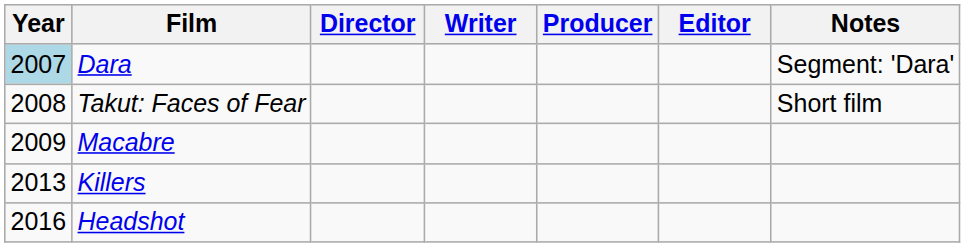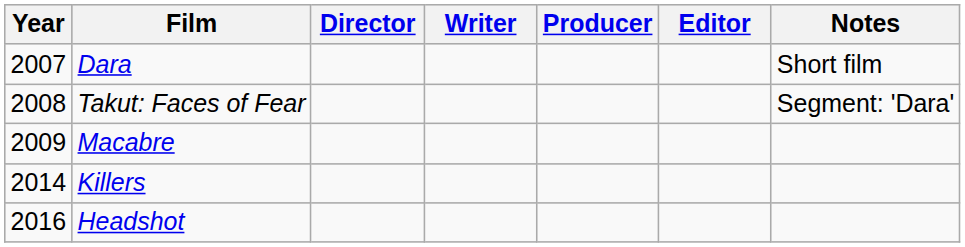(38, 63) lightblue background -> (38, 63) no background
(866, 63) Segment: 'Dara' -> (830, 63) Short film
(830, 103) Short film -> (866, 103) Segment: 'Dara'
(38, 182) 2013 -> (38, 182) 2014
